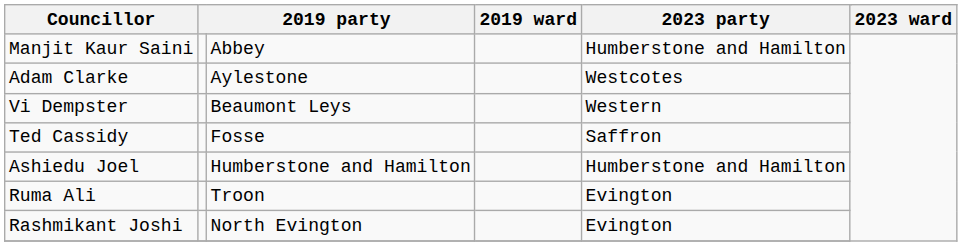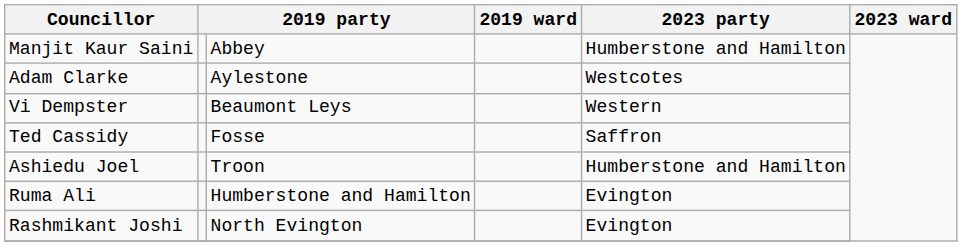(341, 167) Humberstone and Hamilton -> (238, 167) Troon
(238, 196) Troon -> (341, 196) Humberstone and Hamilton
